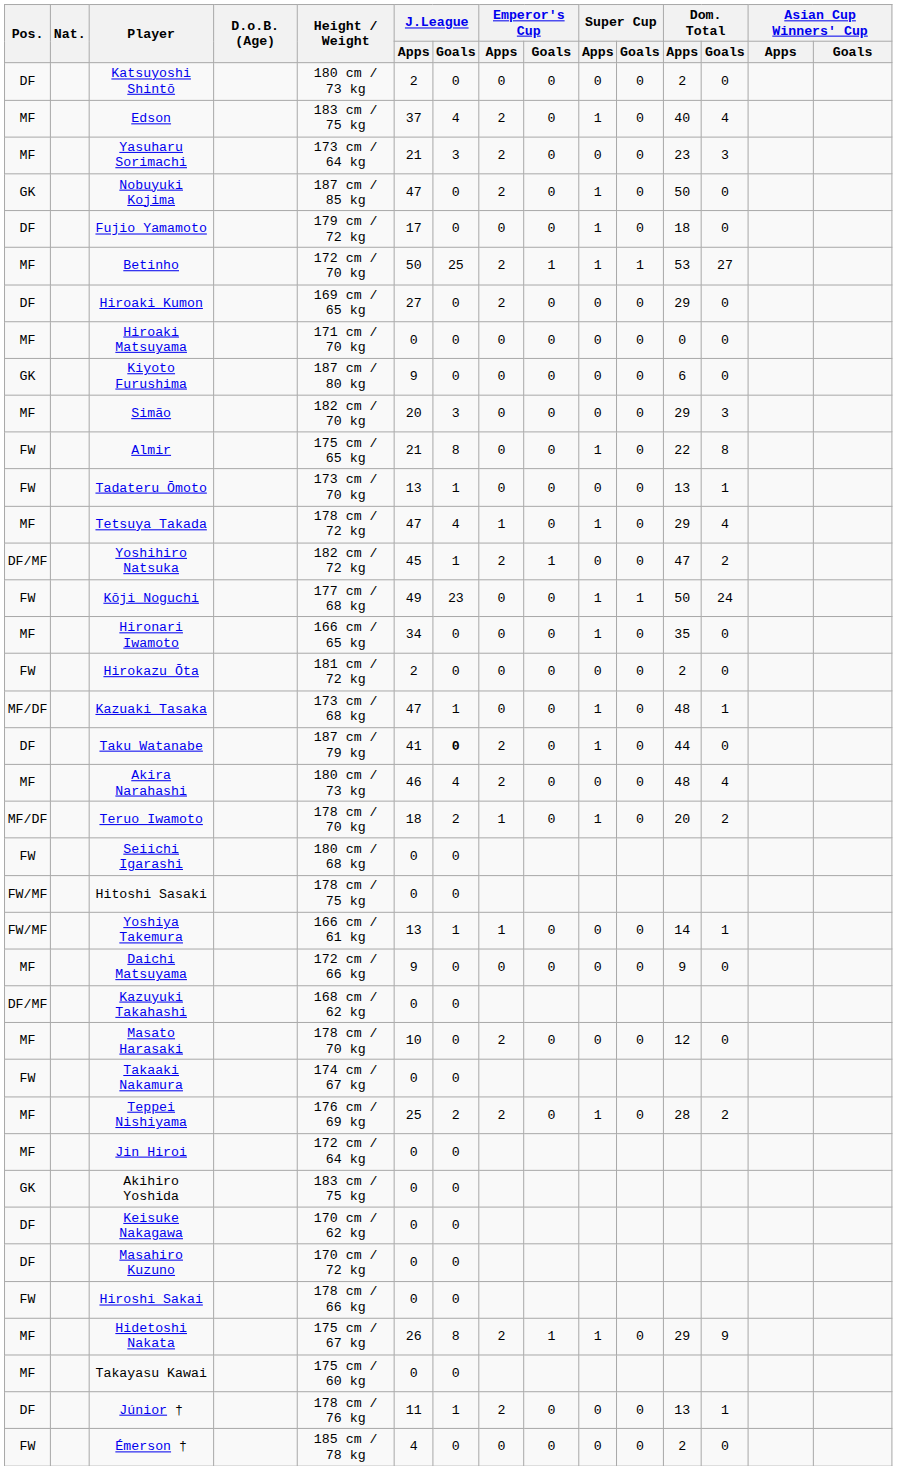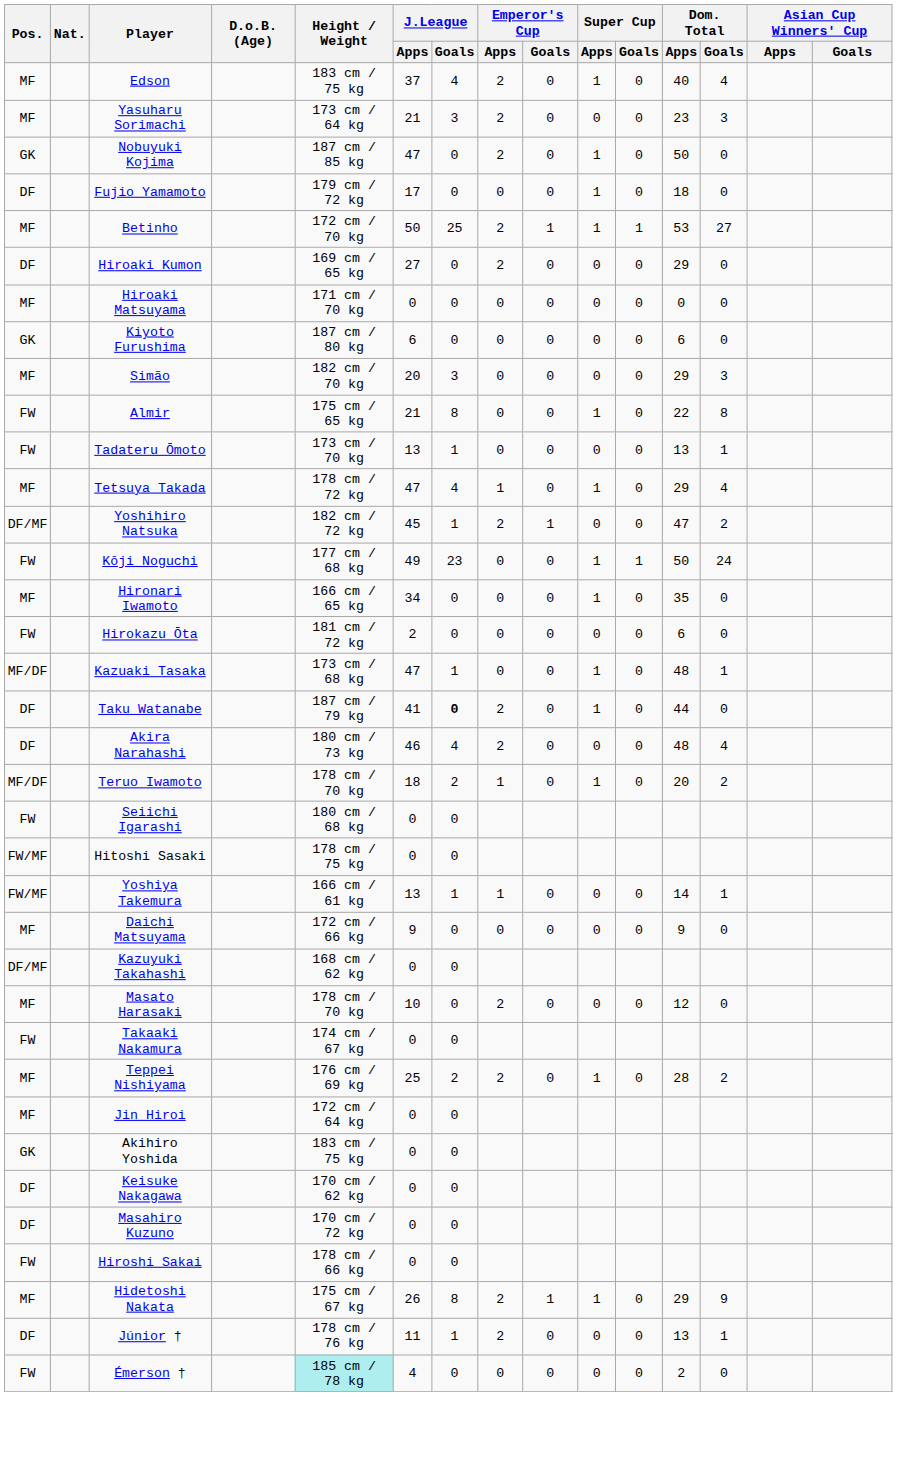- row: (151, 81)
(414, 377) 9 -> (412, 340) 6
(682, 672) 2 -> (681, 635) 6
(28, 783) MF -> (28, 746) DF
- row: (151, 1373)
(346, 1447) no background -> (344, 1373) paleturquoise background
